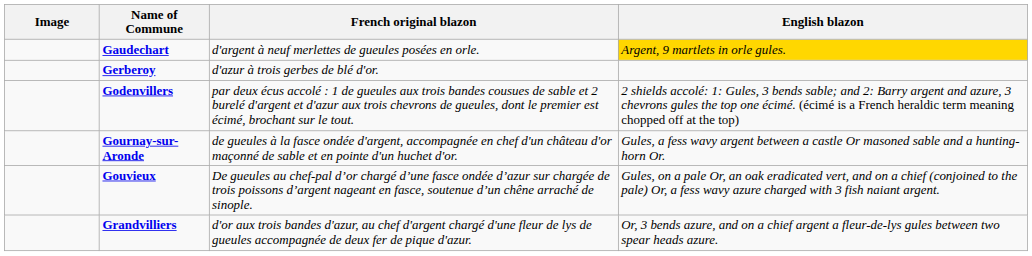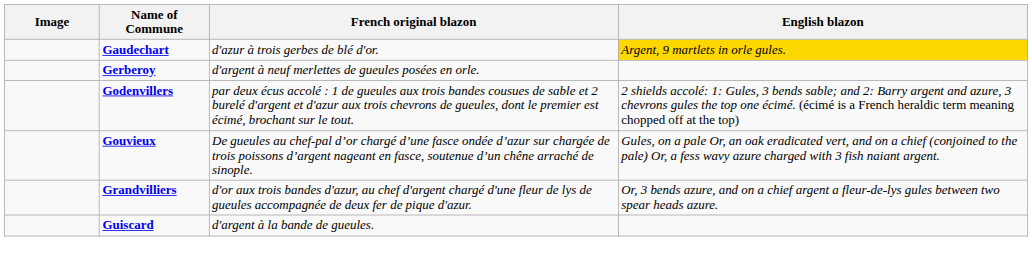(346, 49) d'argent à neuf merlettes de gueules posées en orle. -> (295, 49) d'azur à trois gerbes de blé d'or.
(295, 70) d'azur à trois gerbes de blé d'or. -> (346, 70) d'argent à neuf merlettes de gueules posées en orle.
- row: (140, 148)
+ row: (128, 225)
